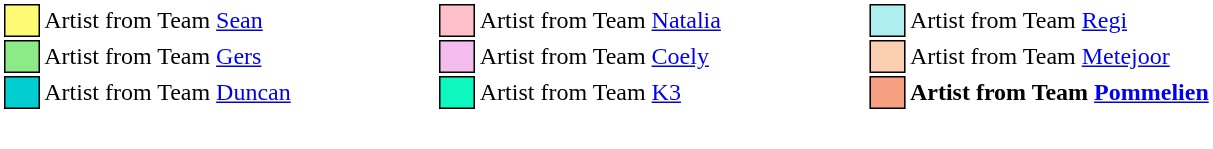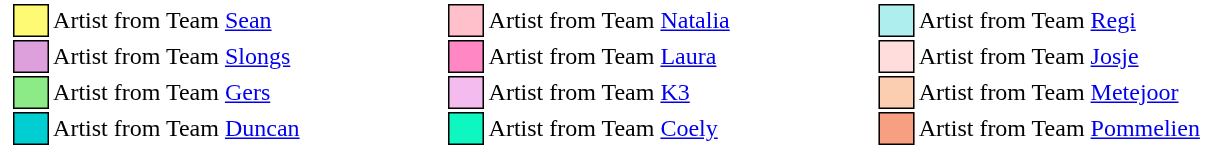+ row: (172, 56)
(594, 56) Artist from Team Coely -> (589, 92) Artist from Team K3
(580, 92) Artist from Team K3 -> (603, 128) Artist from Team Coely
(1059, 92) bold -> (1059, 128) normal
